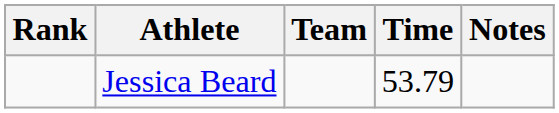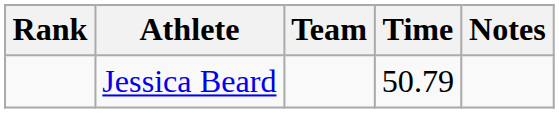(418, 81) 53.79 -> (418, 81) 50.79
